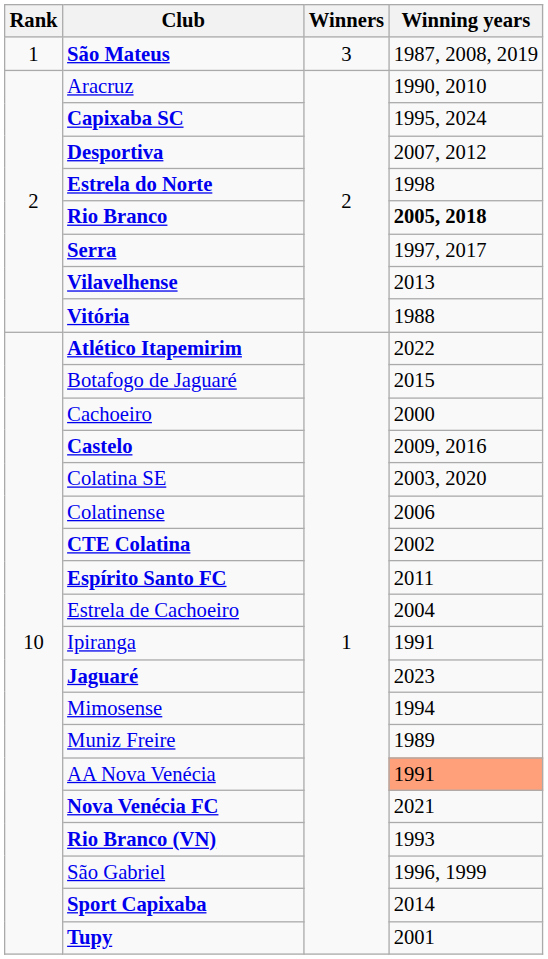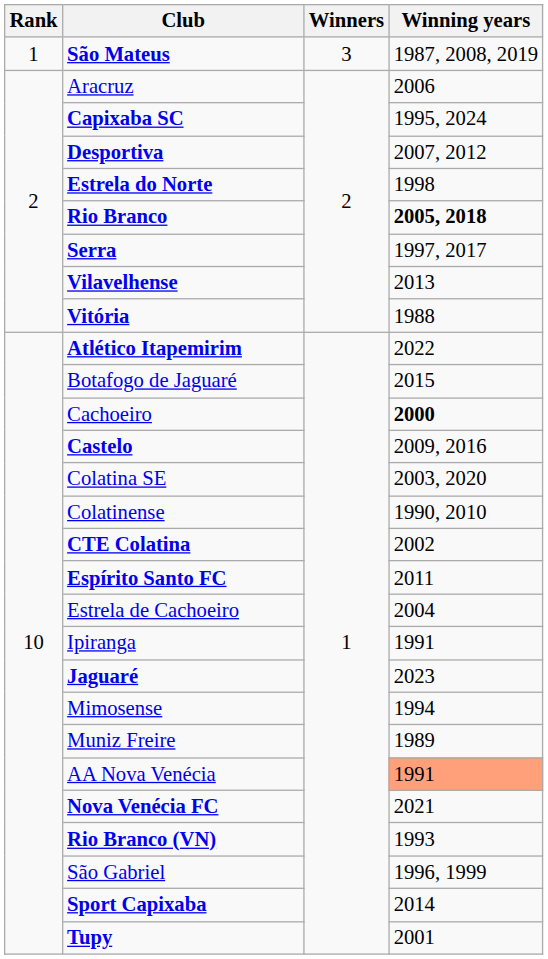(440, 86) 1990, 2010 -> (414, 86) 2006
(414, 413) normal -> (414, 413) bold
(414, 511) 2006 -> (440, 511) 1990, 2010
